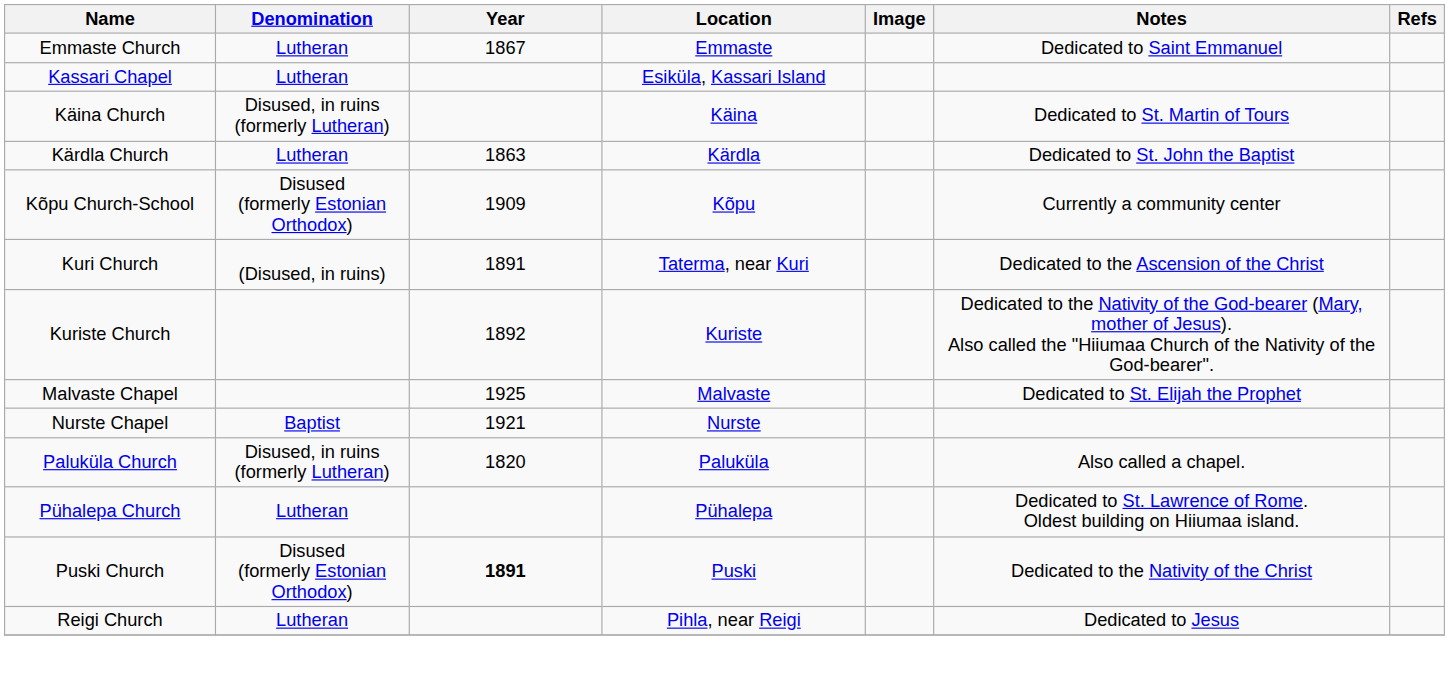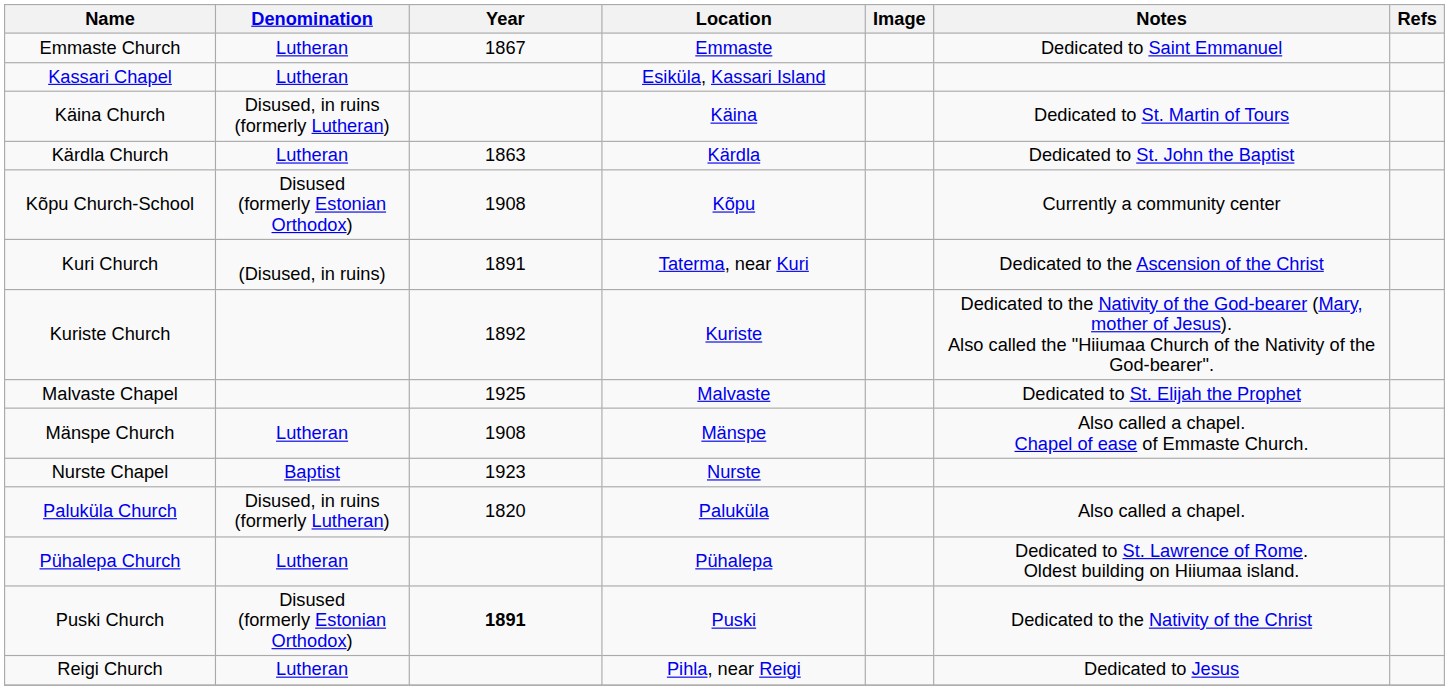(505, 204) 1909 -> (505, 204) 1908
+ row: (110, 433)
(505, 422) 1921 -> (505, 472) 1923
